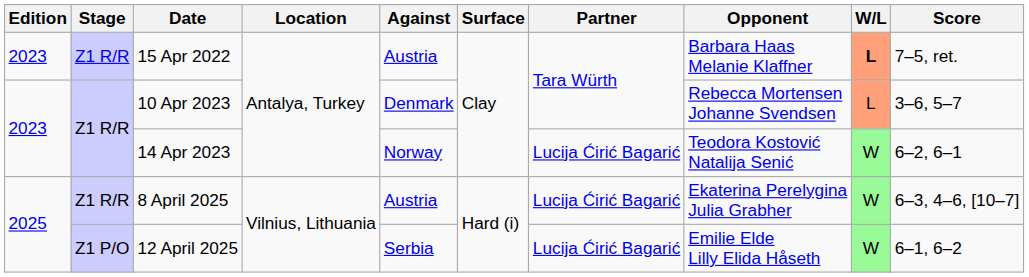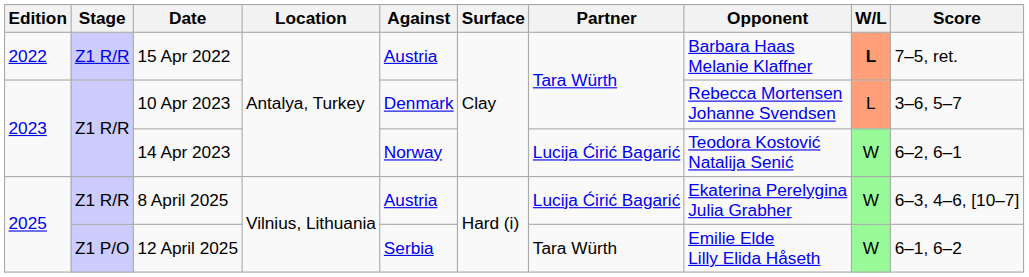(28, 55) 2023 -> (28, 55) 2022
(607, 247) Lucija Ćirić Bagarić -> (575, 247) Tara Würth
